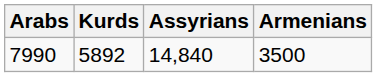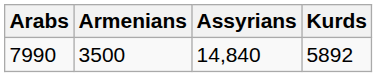columns swapped: (109, 21) <-> (313, 21)
